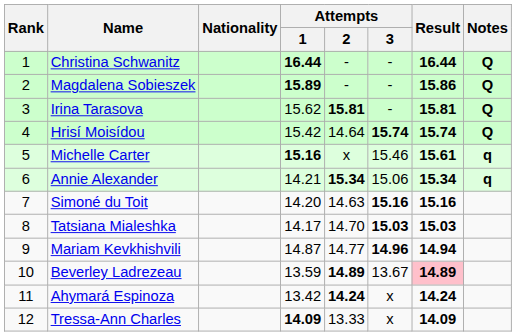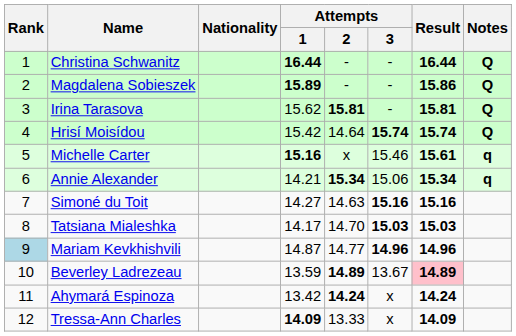(303, 202) 14.20 -> (303, 202) 14.27
(26, 249) no background -> (26, 249) lightblue background
(438, 249) 14.94 -> (438, 249) 14.96
